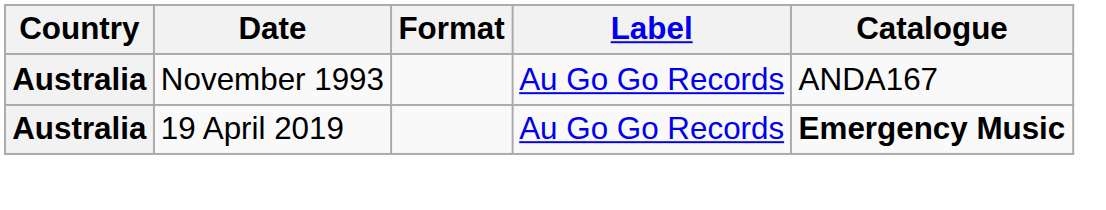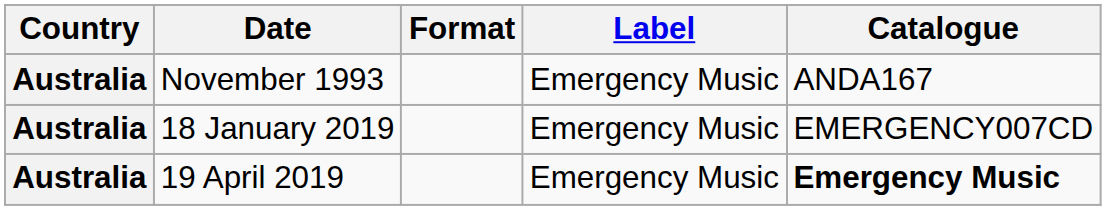(652, 79) Au Go Go Records -> (654, 79) Emergency Music
+ row: (278, 128)
(652, 128) Au Go Go Records -> (654, 178) Emergency Music
